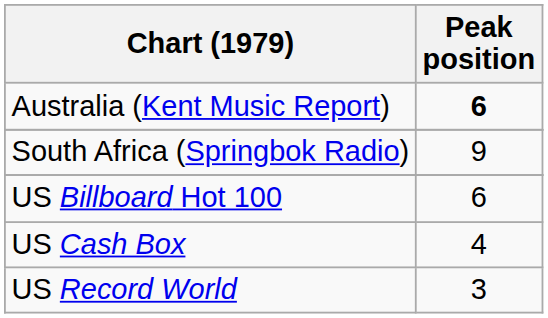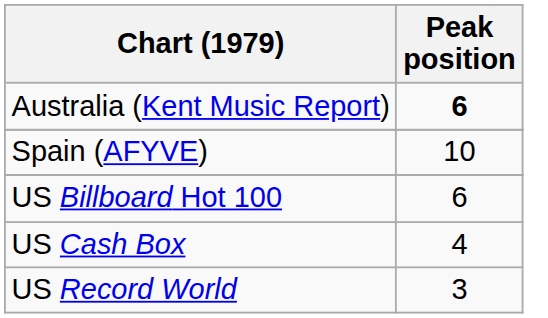- row: (210, 151)
+ row: (110, 151)
